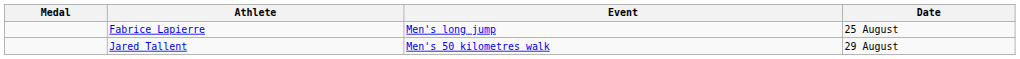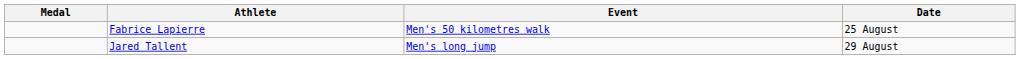(451, 29) Men's long jump -> (478, 29) Men's 50 kilometres walk
(478, 46) Men's 50 kilometres walk -> (451, 46) Men's long jump
